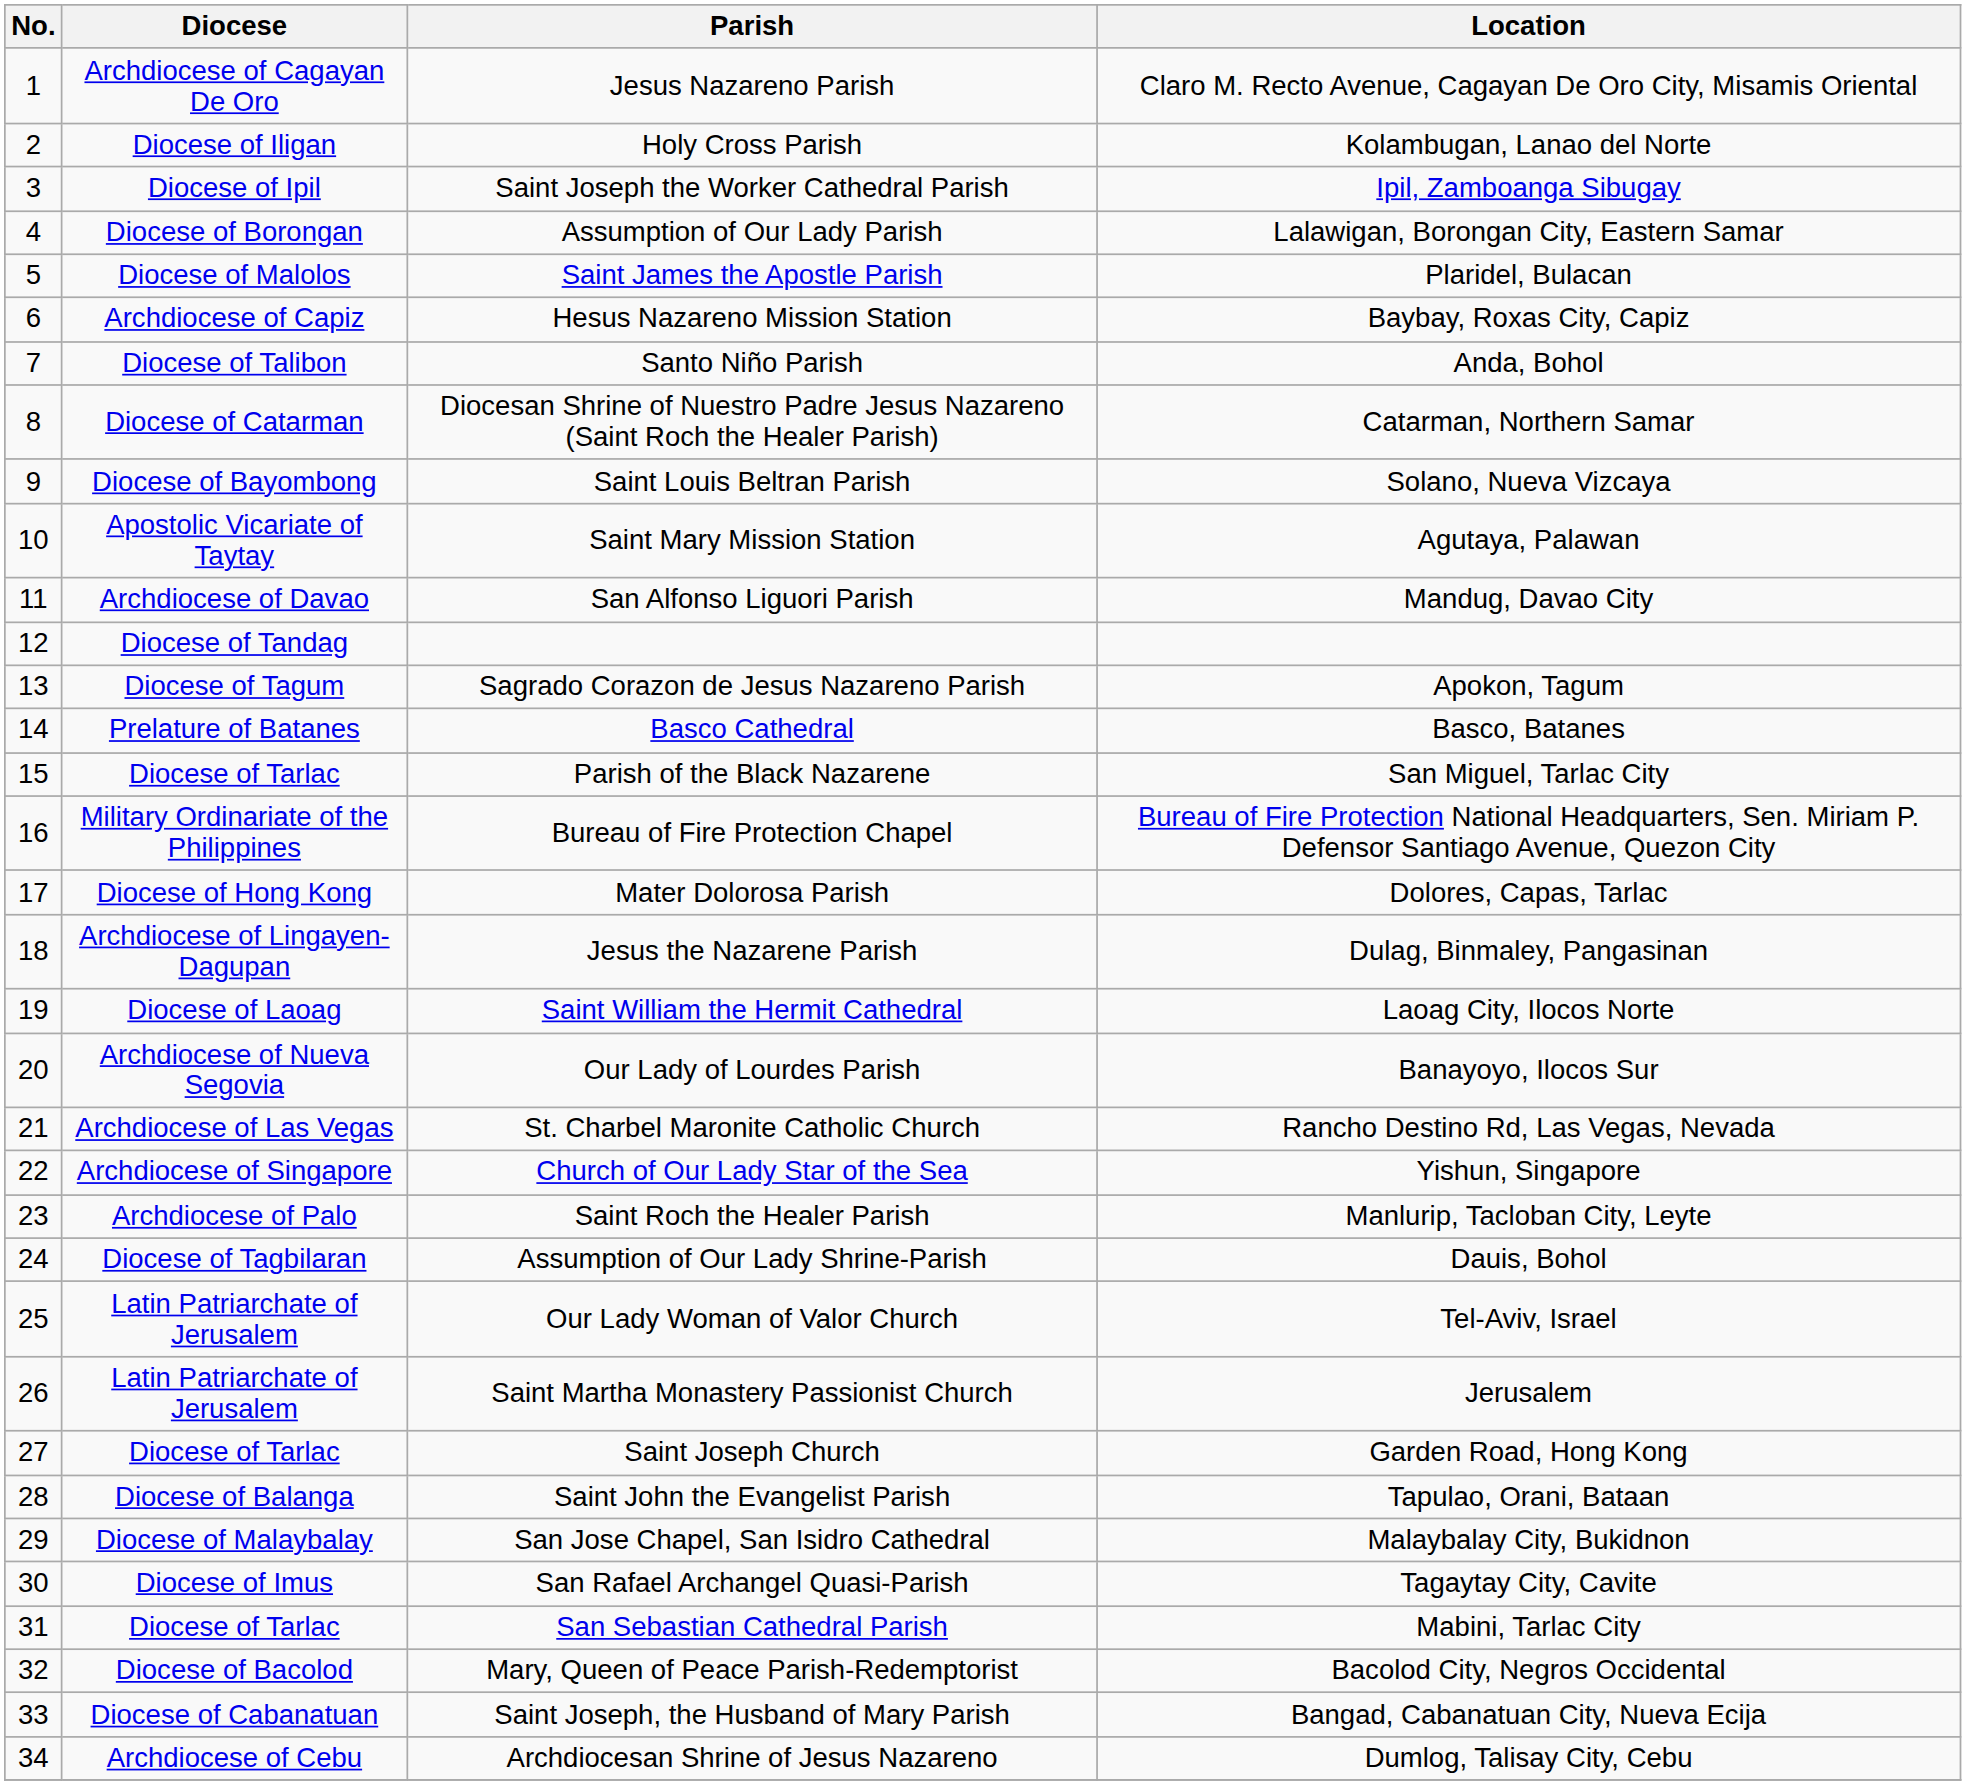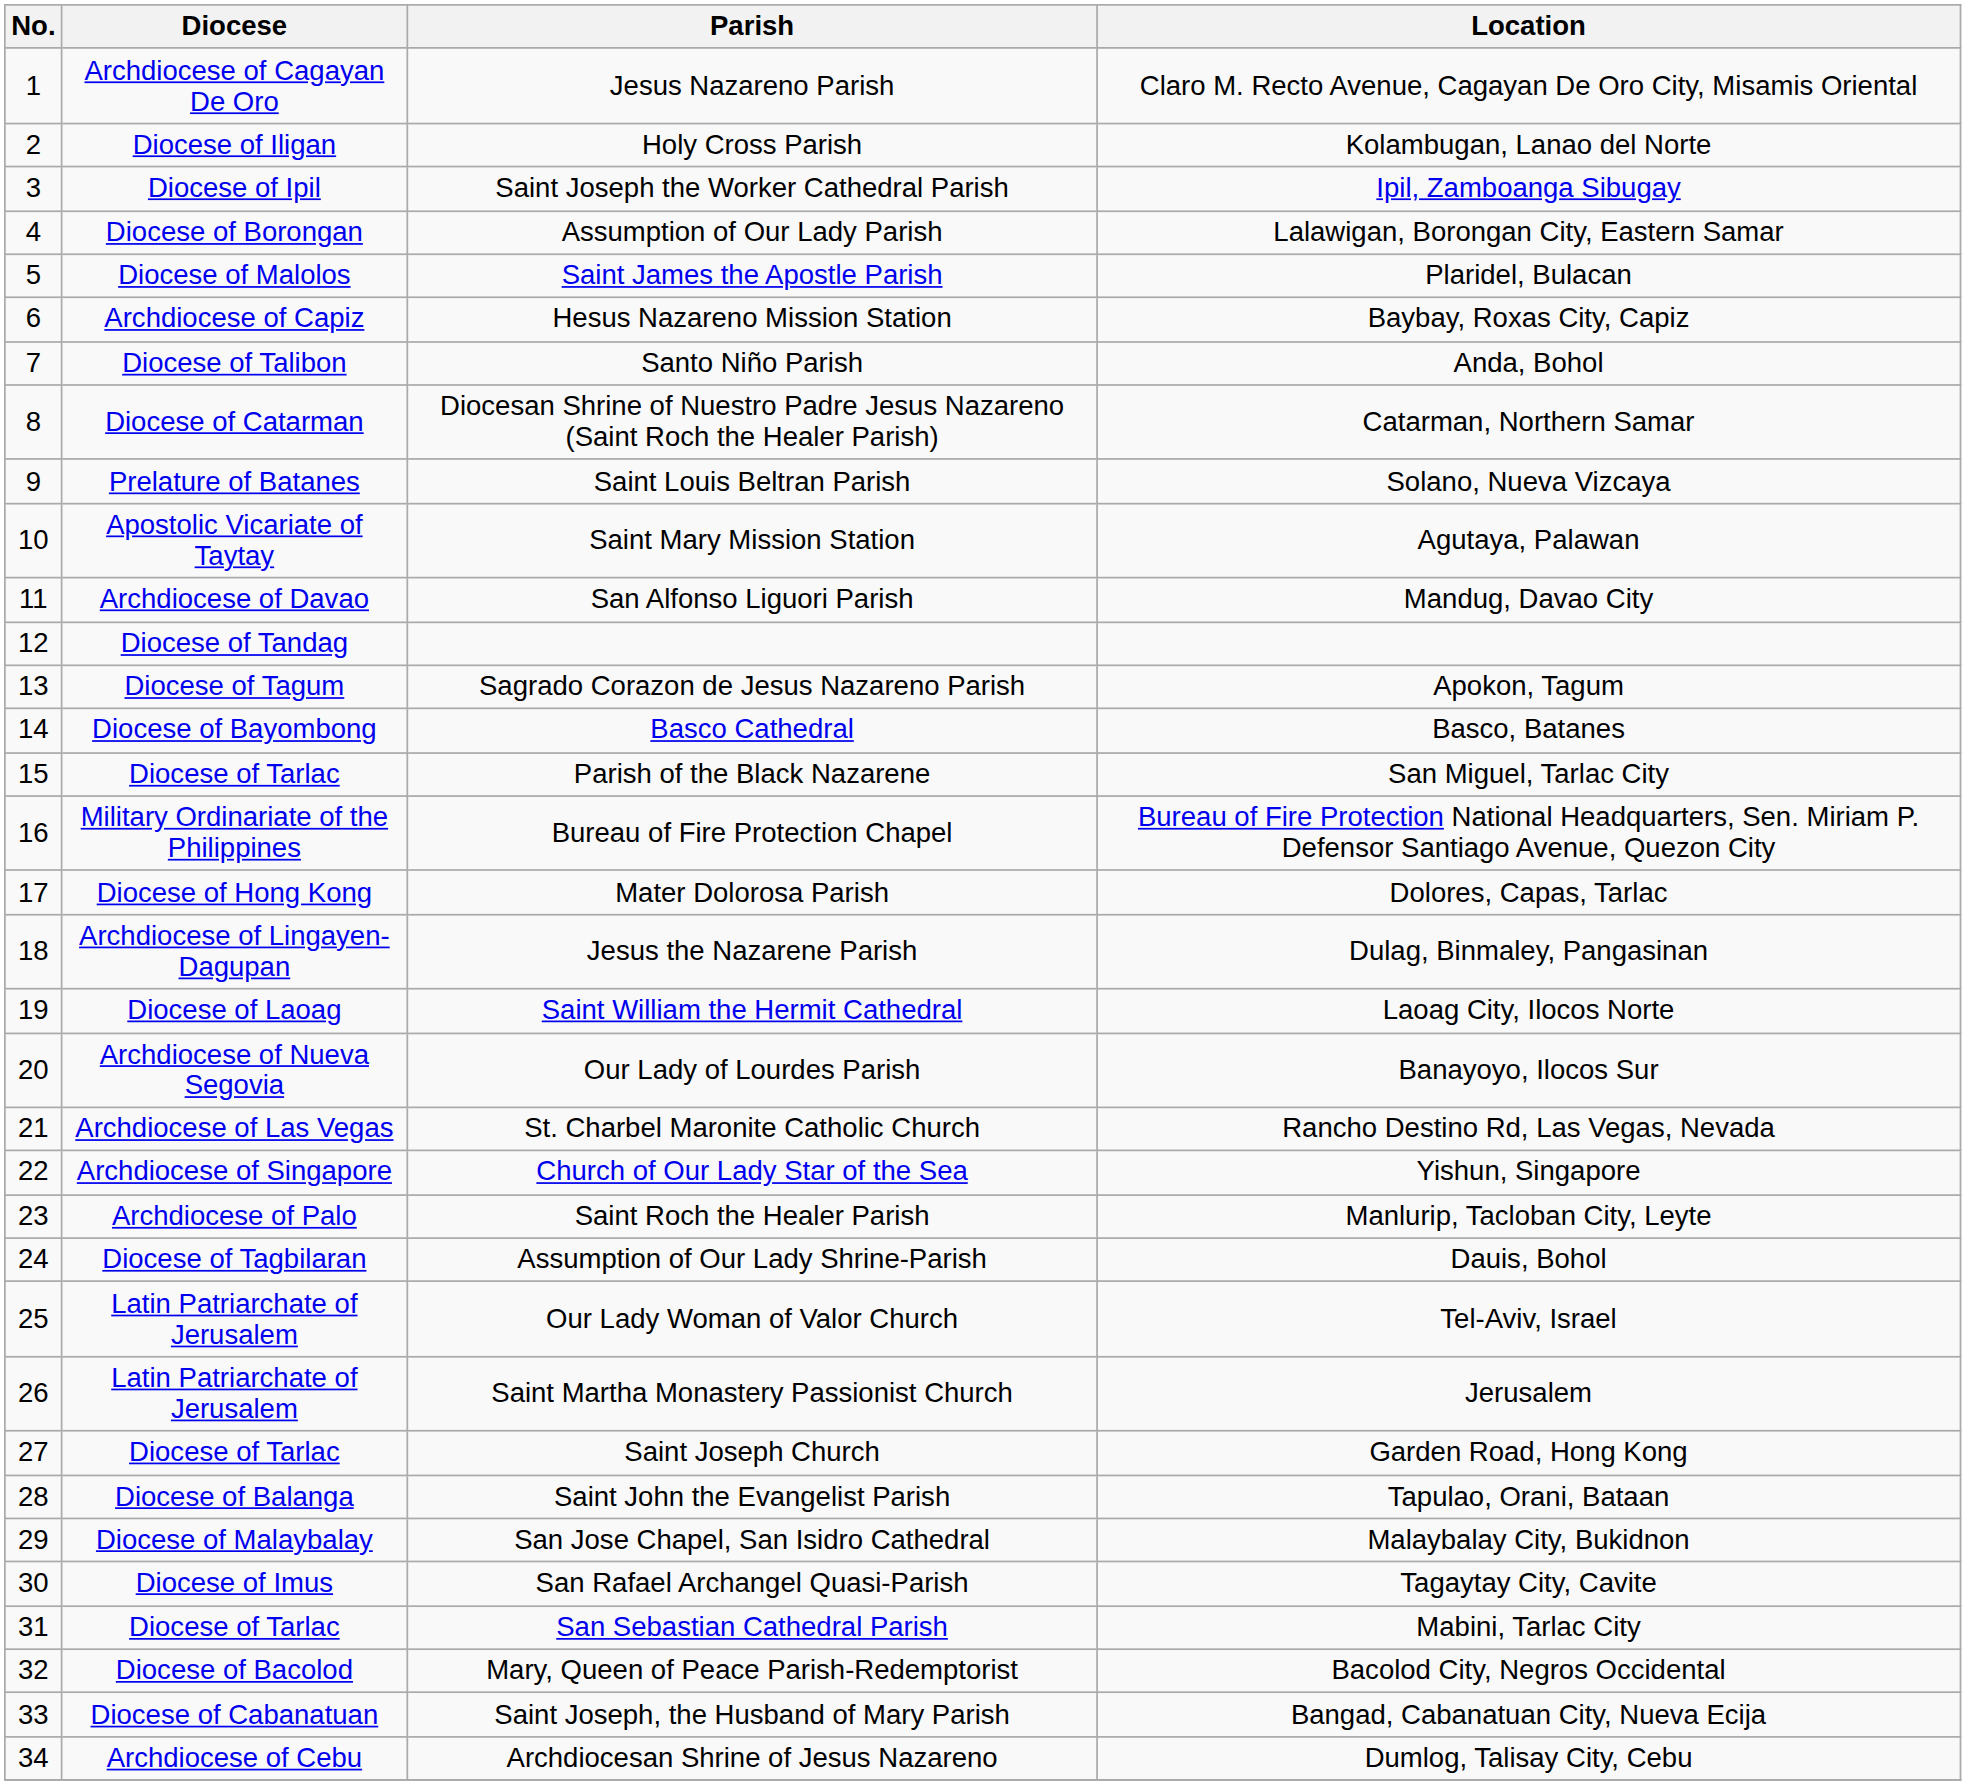(234, 481) Diocese of Bayombong -> (234, 481) Prelature of Batanes
(234, 730) Prelature of Batanes -> (234, 730) Diocese of Bayombong
